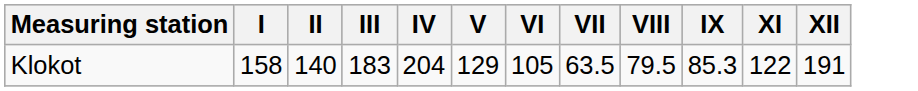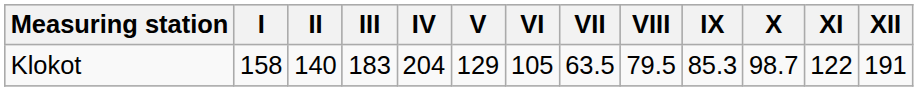+ column: (774, 24)
